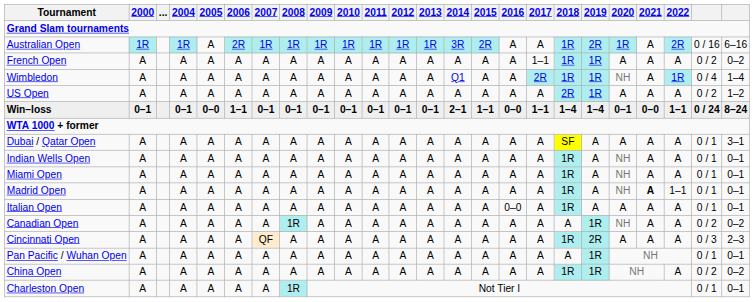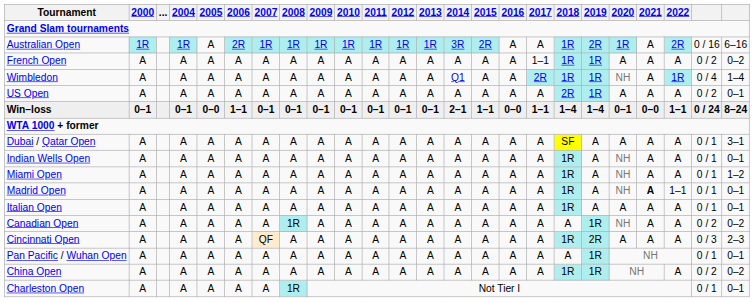(736, 93) 1–2 -> (736, 93) 0–1
(736, 175) 0–1 -> (736, 175) 1–2
(513, 207) 0–0 -> (513, 207) A
